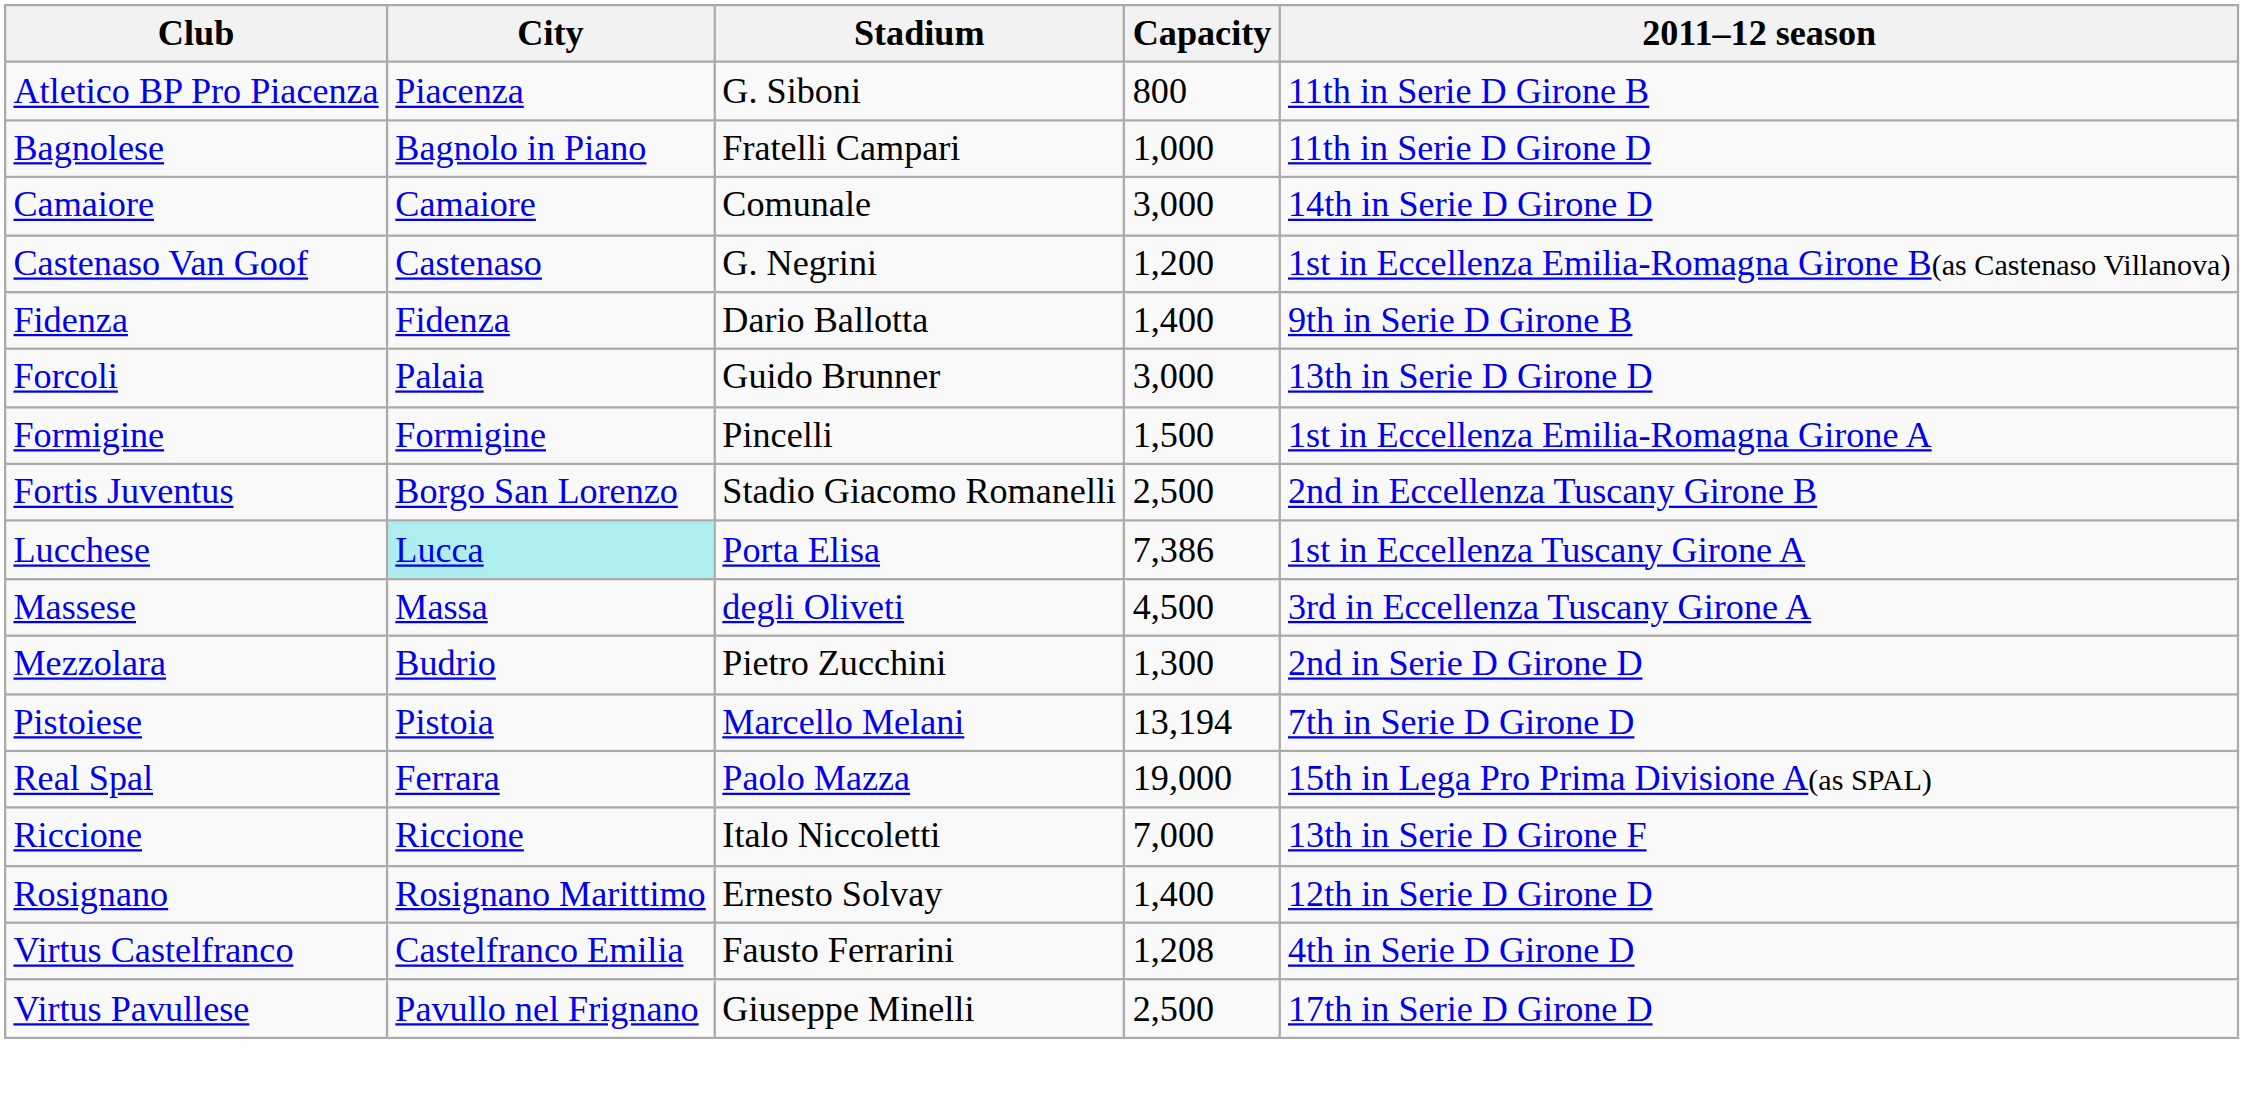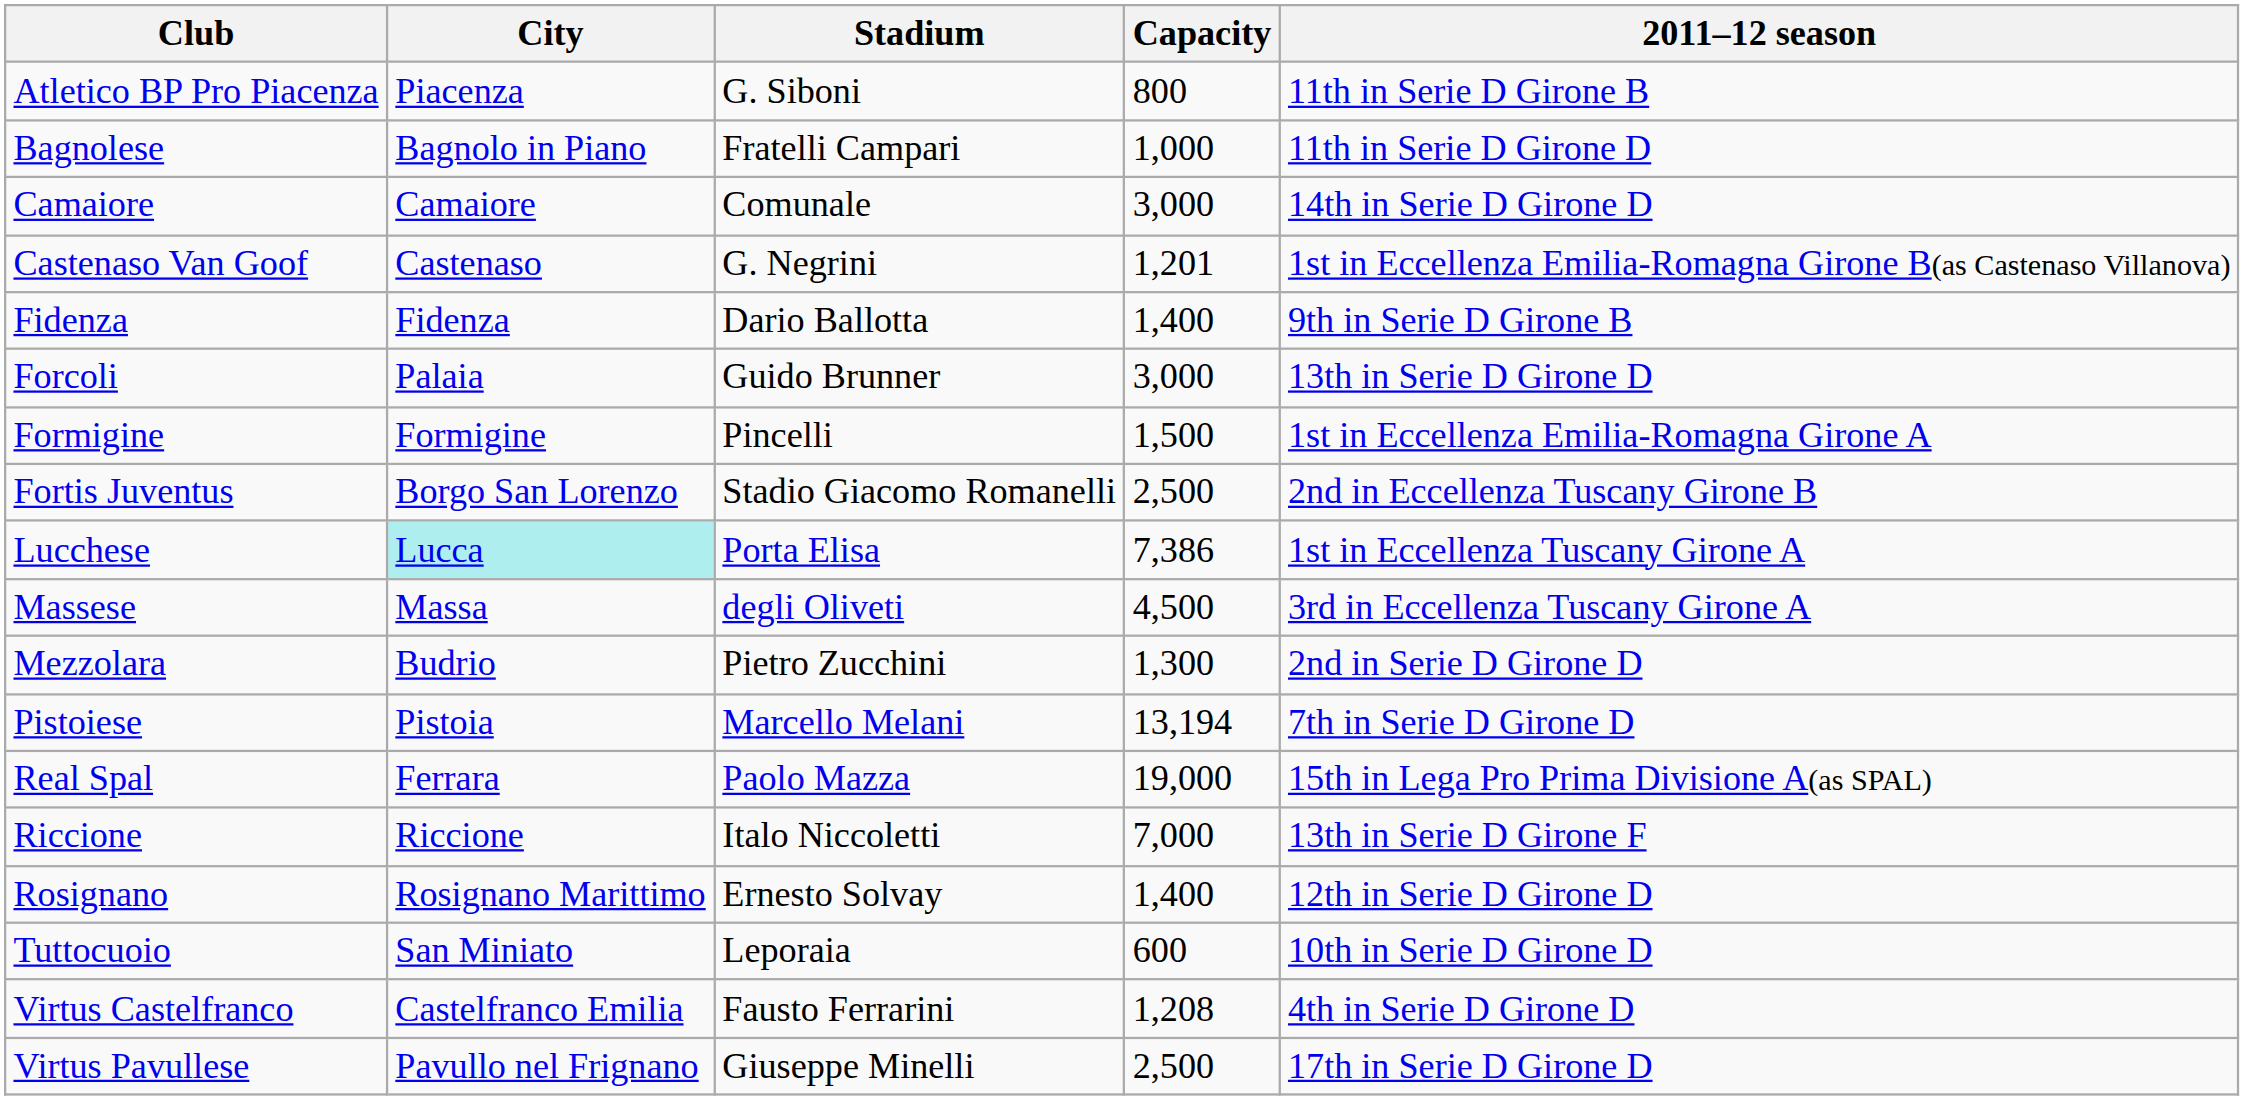(1173, 262) 1,200 -> (1173, 262) 1,201
+ row: (92, 950)
